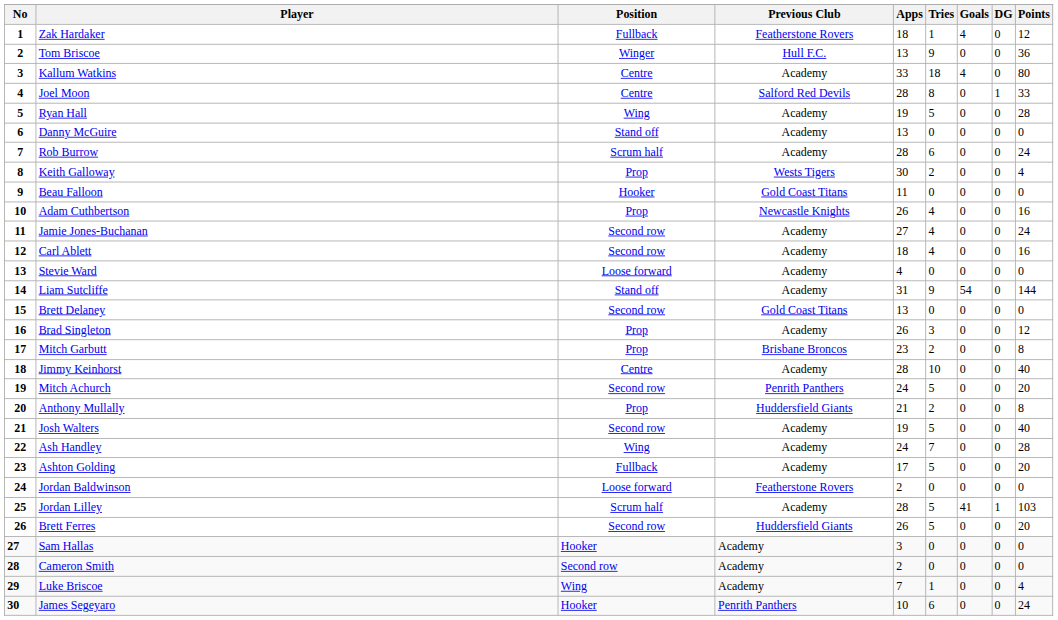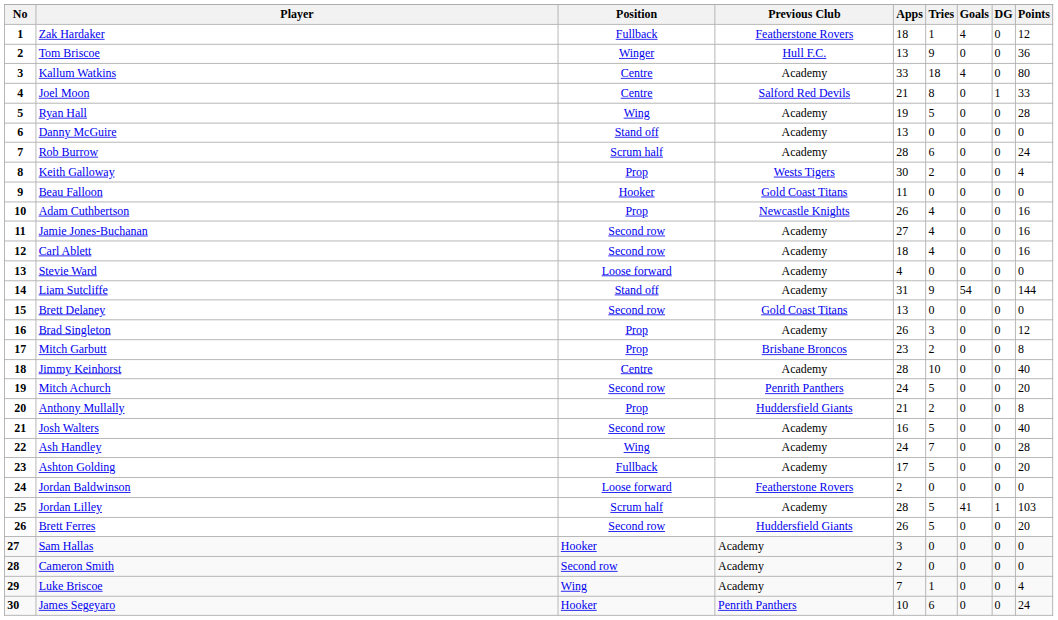(902, 93) 28 -> (902, 93) 21
(1024, 231) 24 -> (1024, 231) 16
(902, 428) 19 -> (902, 428) 16
